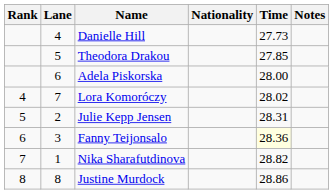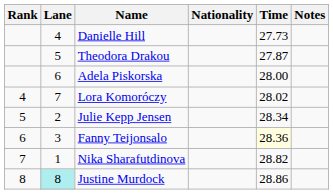(274, 55) 27.85 -> (274, 55) 27.87
(274, 117) 28.31 -> (274, 117) 28.34
(58, 179) no background -> (58, 179) paleturquoise background
